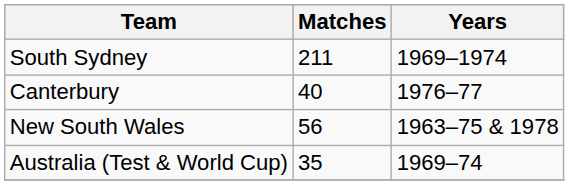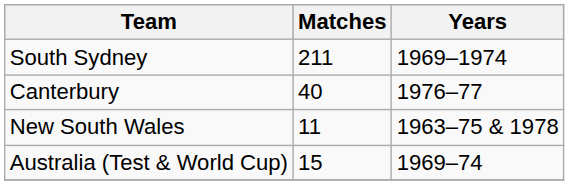(310, 127) 56 -> (310, 127) 11
(310, 162) 35 -> (310, 162) 15
